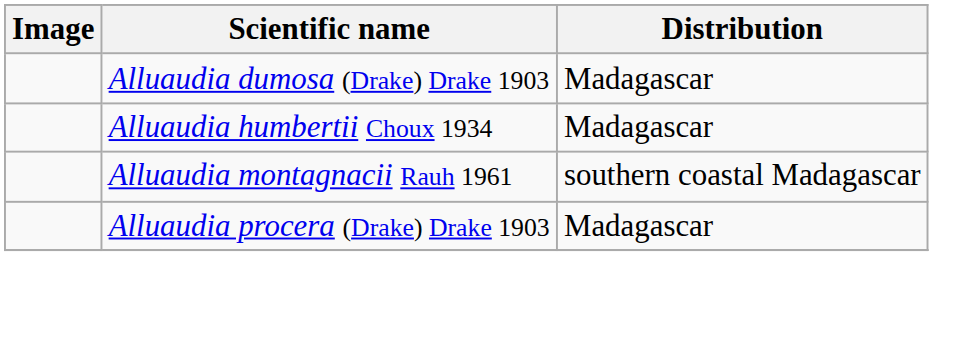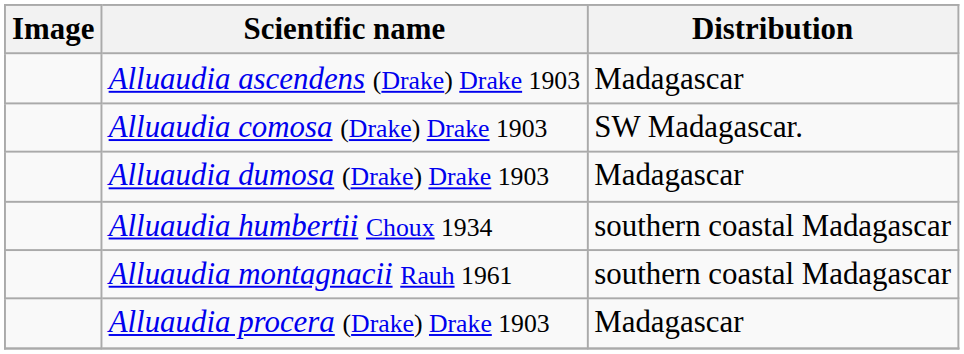+ row: (344, 77)
+ row: (328, 126)
(639, 126) Madagascar -> (773, 224) southern coastal Madagascar
